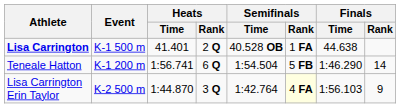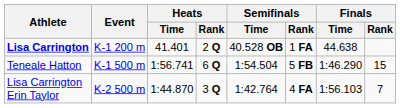(120, 48) K-1 500 m -> (120, 48) K-1 200 m
(120, 65) K-1 200 m -> (120, 65) K-1 500 m
(380, 65) 14 -> (380, 65) 15
(301, 89) lightyellow background -> (301, 89) no background
(380, 89) 9 -> (380, 89) 7
